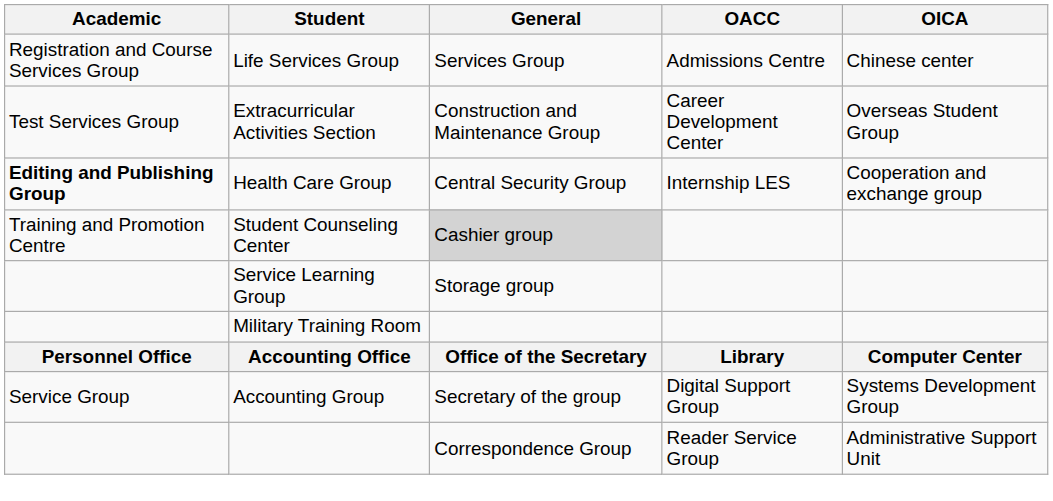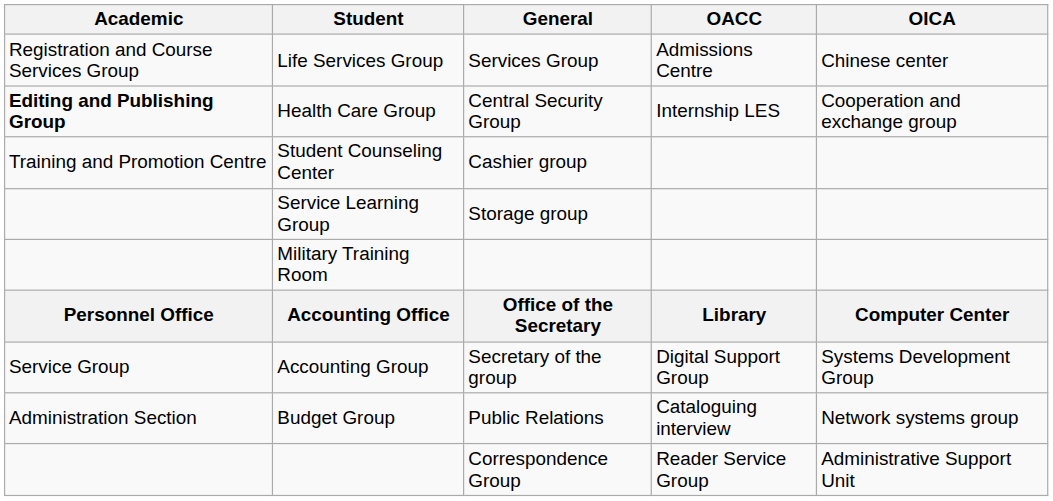- row: (304, 121)
(494, 234) lightgrey background -> (528, 162) no background
+ row: (336, 418)
